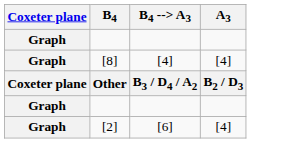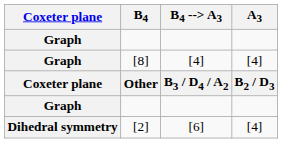(47, 127) Graph -> (63, 127) Dihedral symmetry
